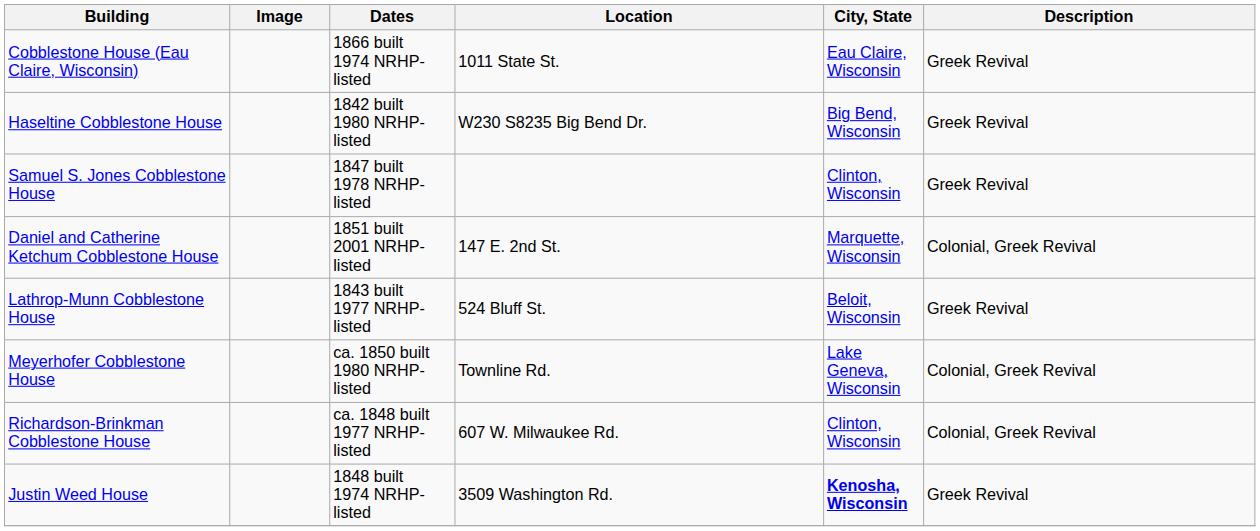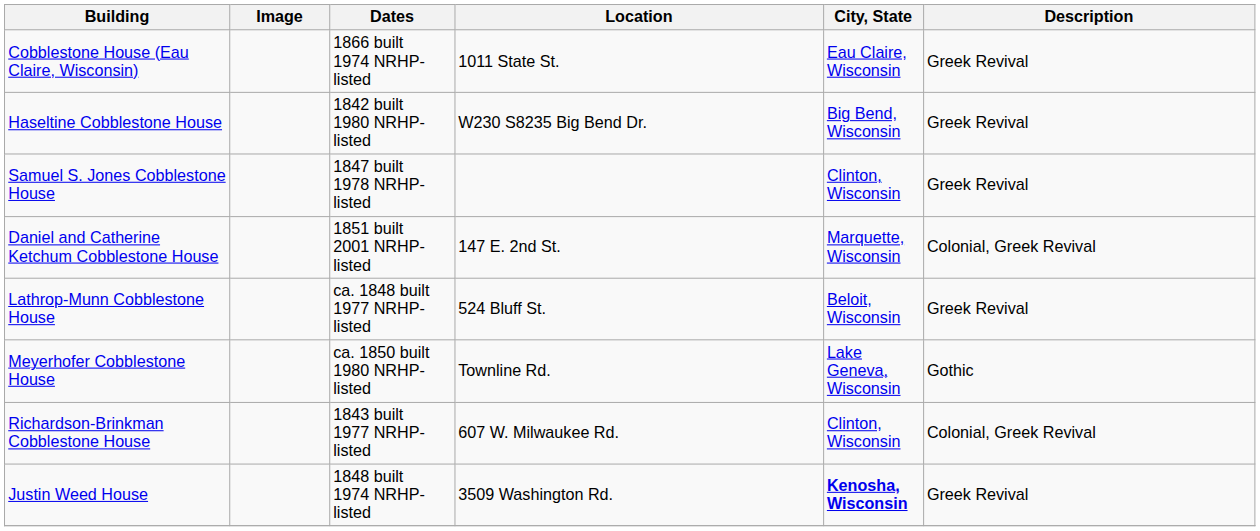(379, 309) 1843 built 1977 NRHP-listed -> (381, 309) ca. 1848 built 1977 NRHP-listed
(1011, 371) Colonial, Greek Revival -> (950, 371) Gothic
(381, 433) ca. 1848 built 1977 NRHP-listed -> (379, 433) 1843 built 1977 NRHP-listed
